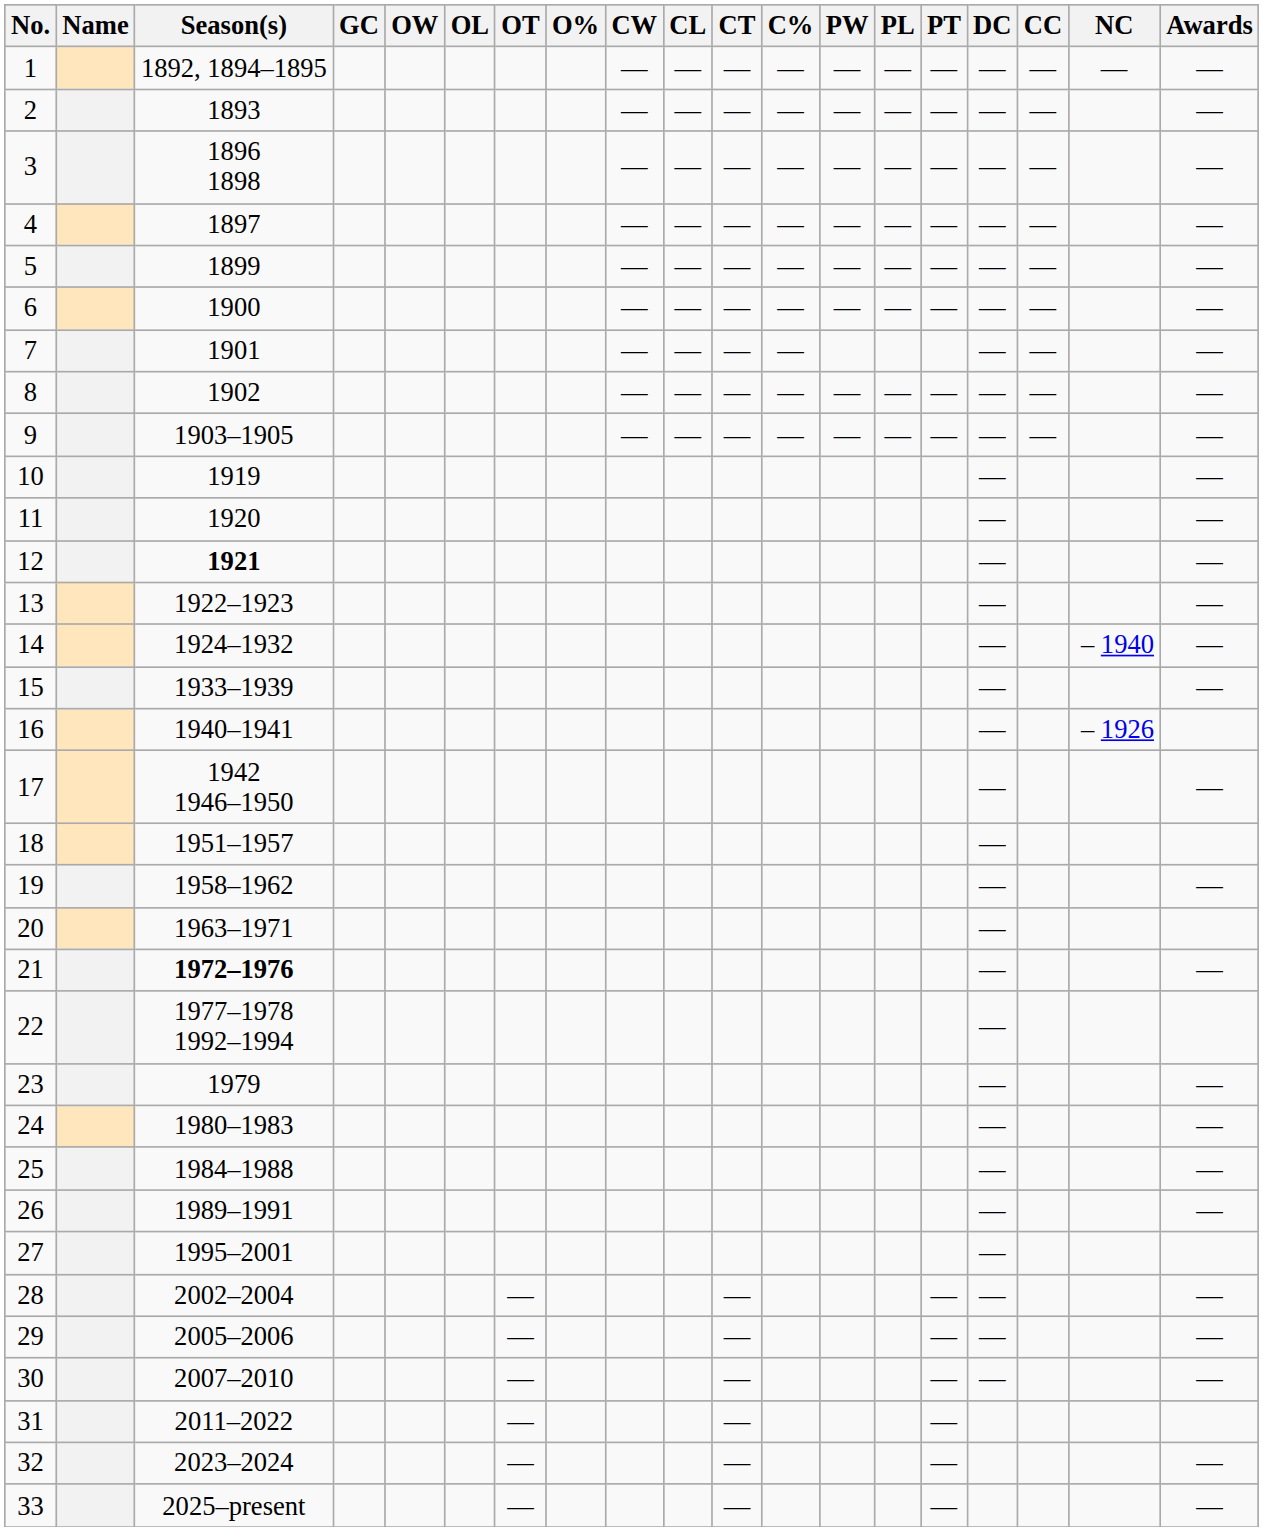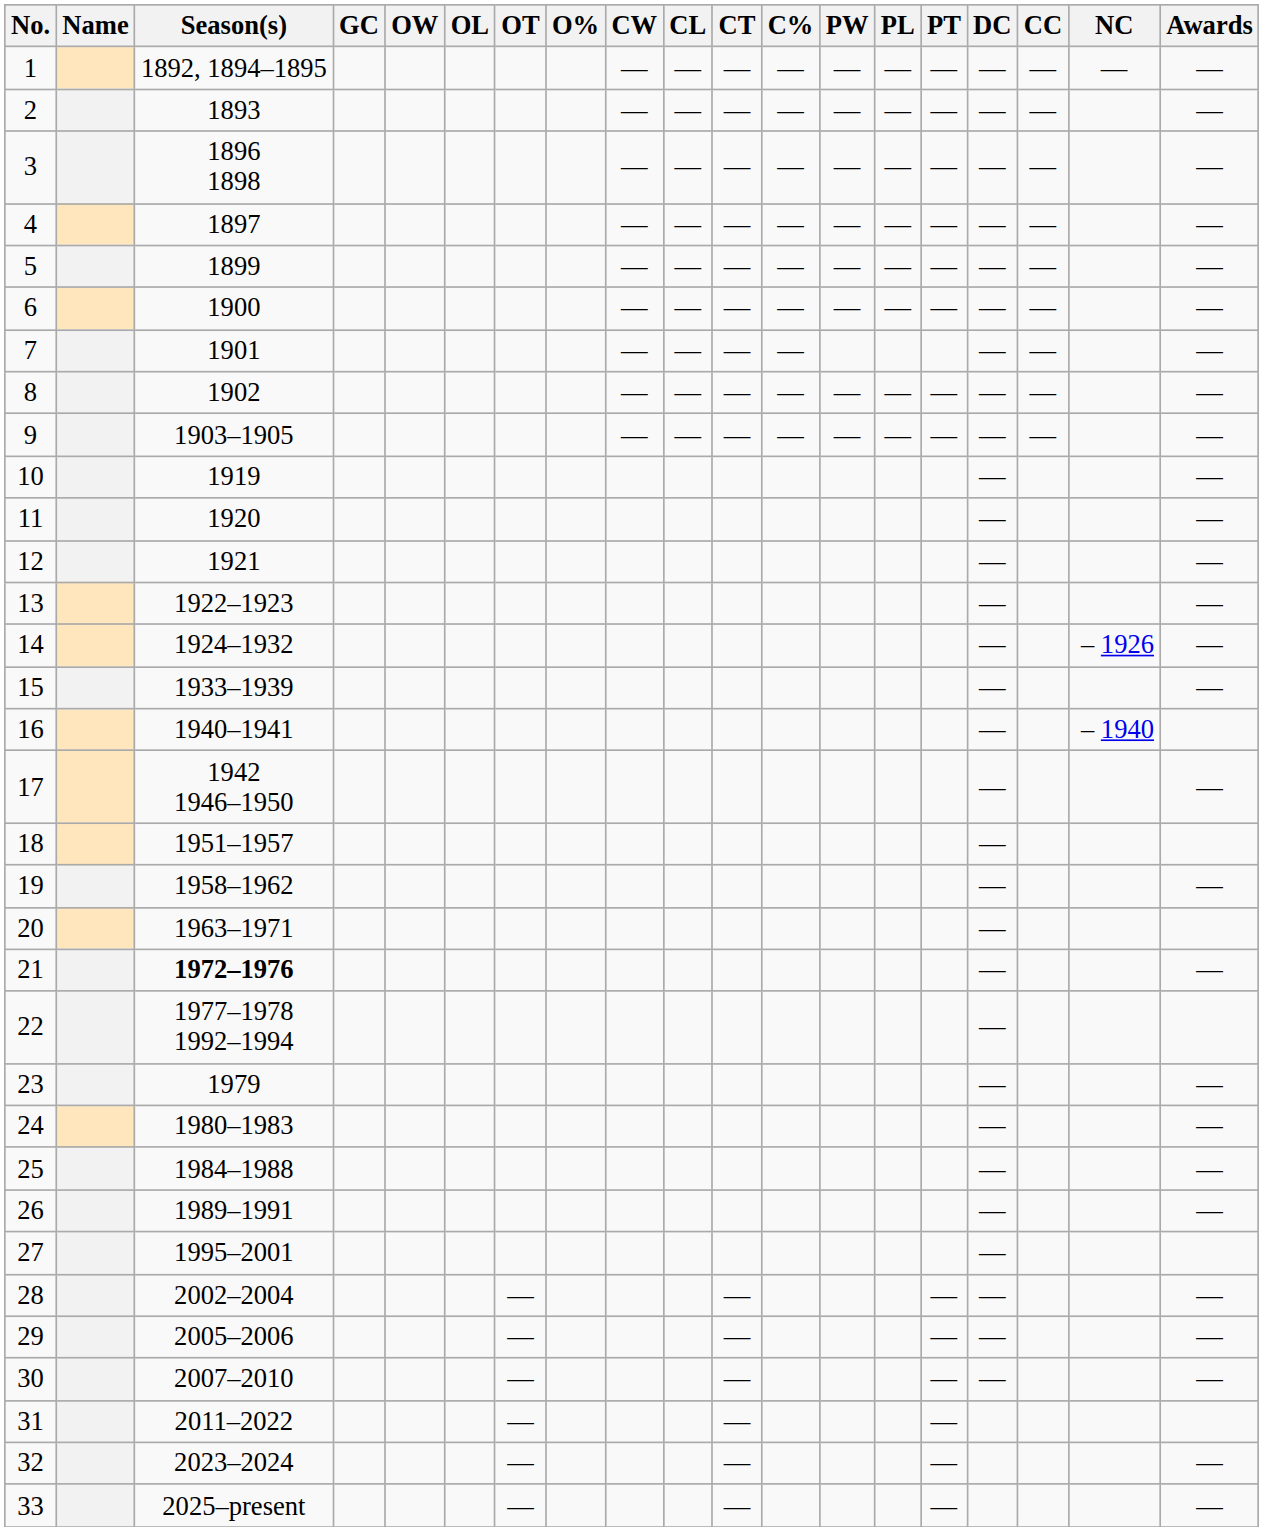(234, 560) bold -> (234, 560) normal
(1114, 645) – 1940 -> (1114, 645) – 1926
(1114, 729) – 1926 -> (1114, 729) – 1940
